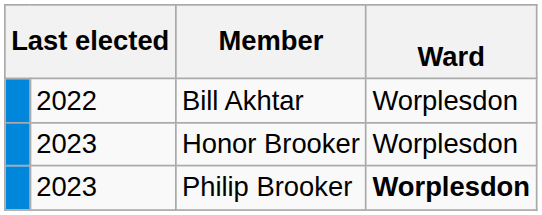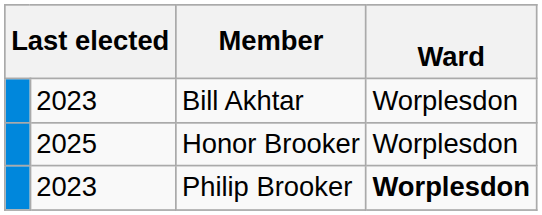(67, 100) 2022 -> (67, 100) 2023
(67, 143) 2023 -> (67, 143) 2025
